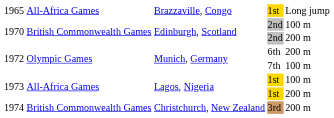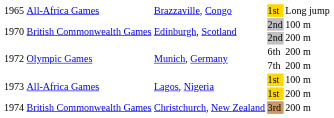(298, 66) 100 m -> (298, 66) 200 m
